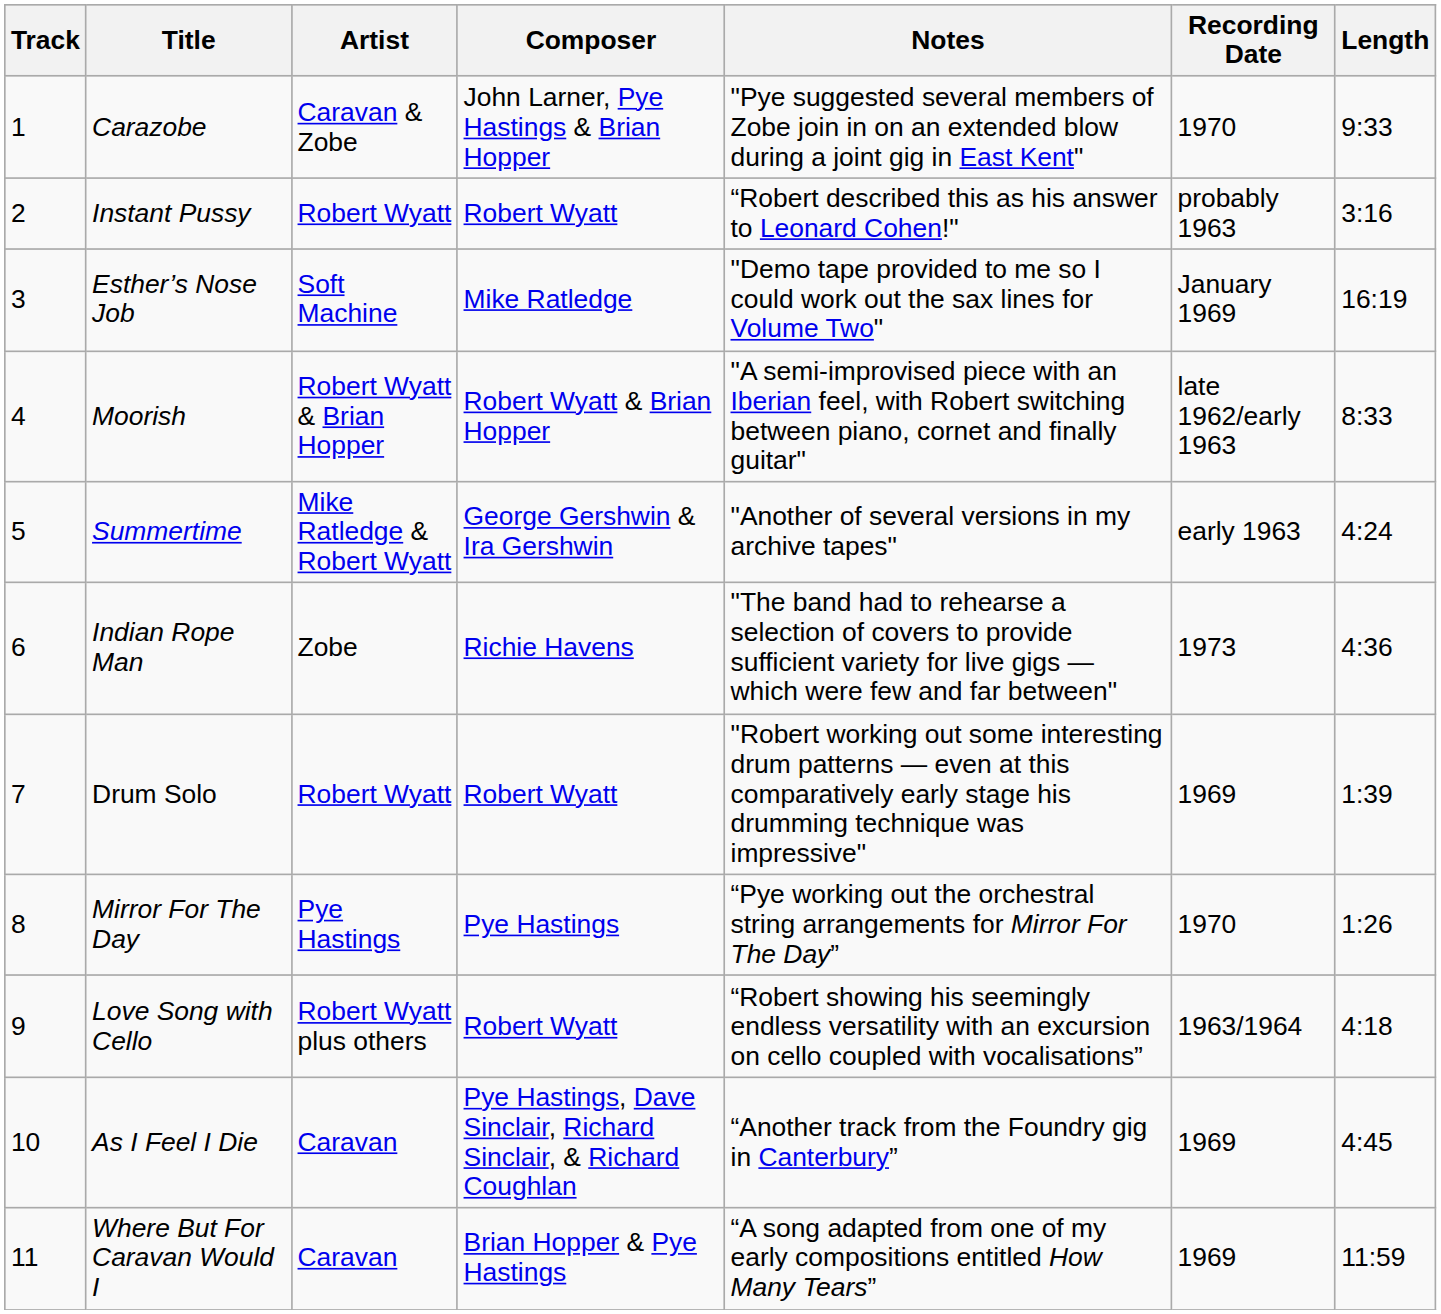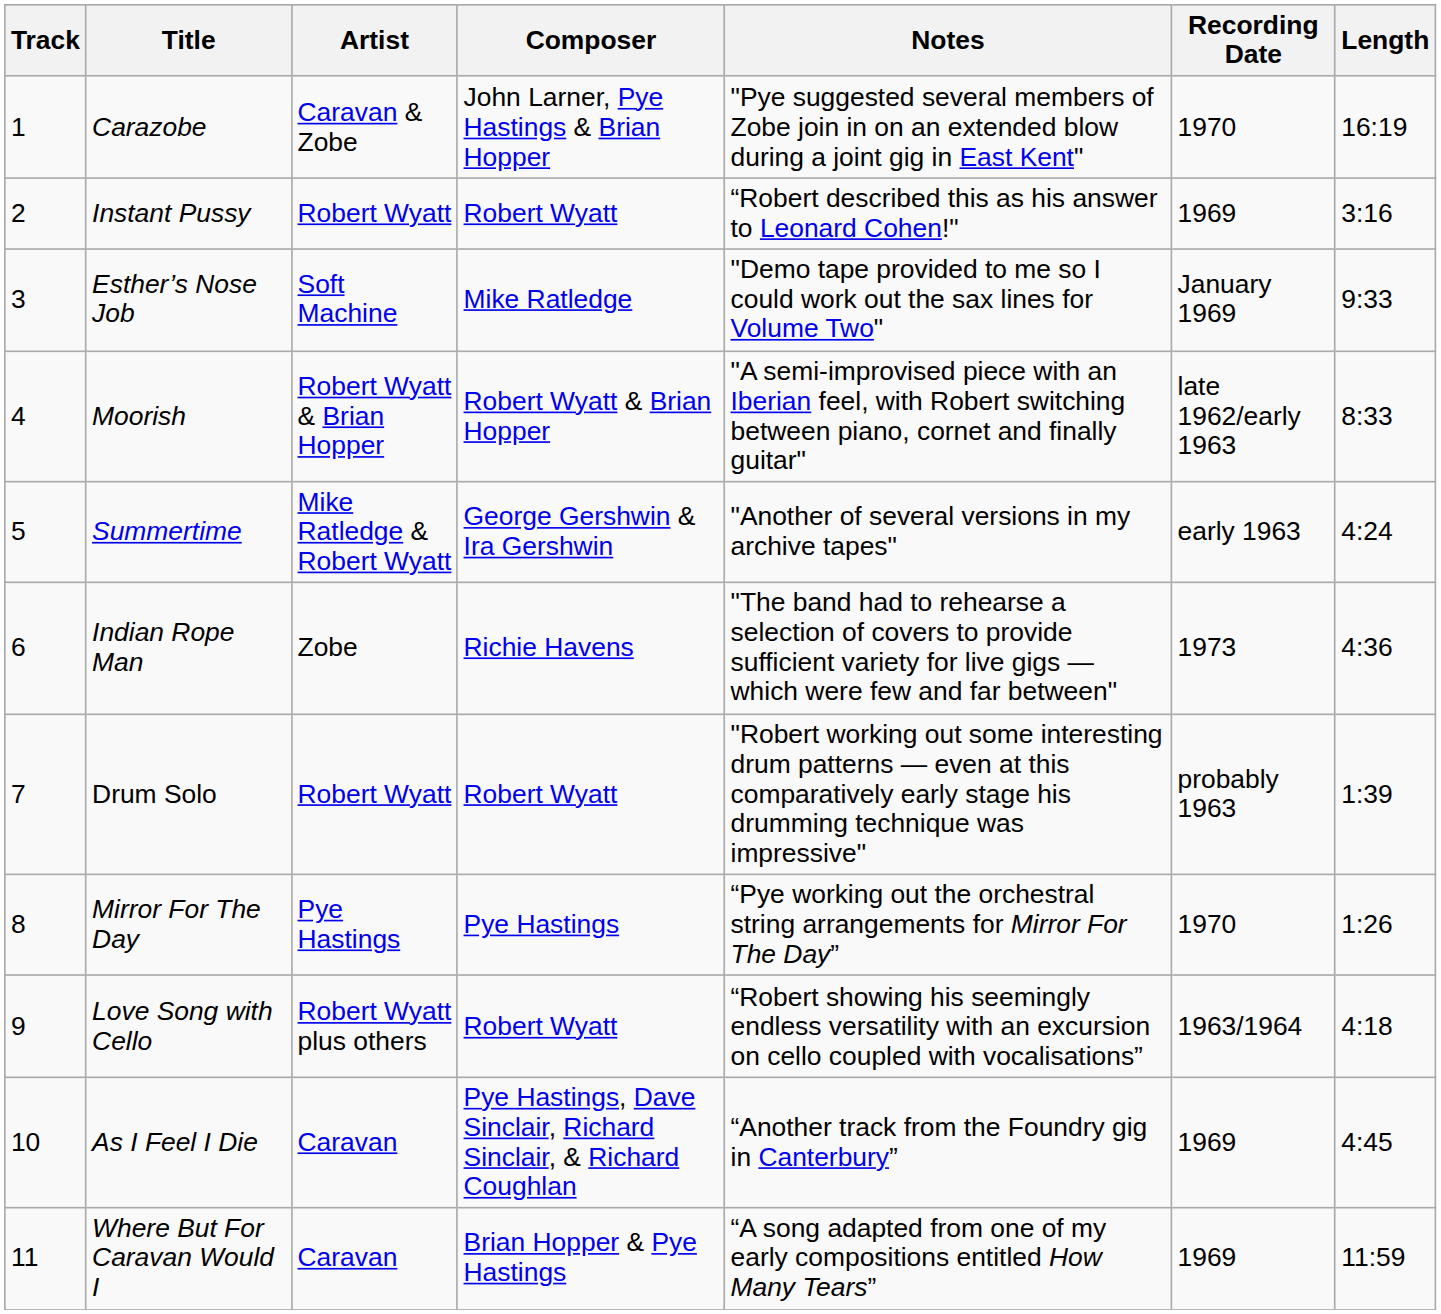(1367, 126) 9:33 -> (1374, 126) 16:19
(1228, 213) probably 1963 -> (1207, 213) 1969
(1374, 299) 16:19 -> (1367, 299) 9:33
(1207, 793) 1969 -> (1228, 793) probably 1963
